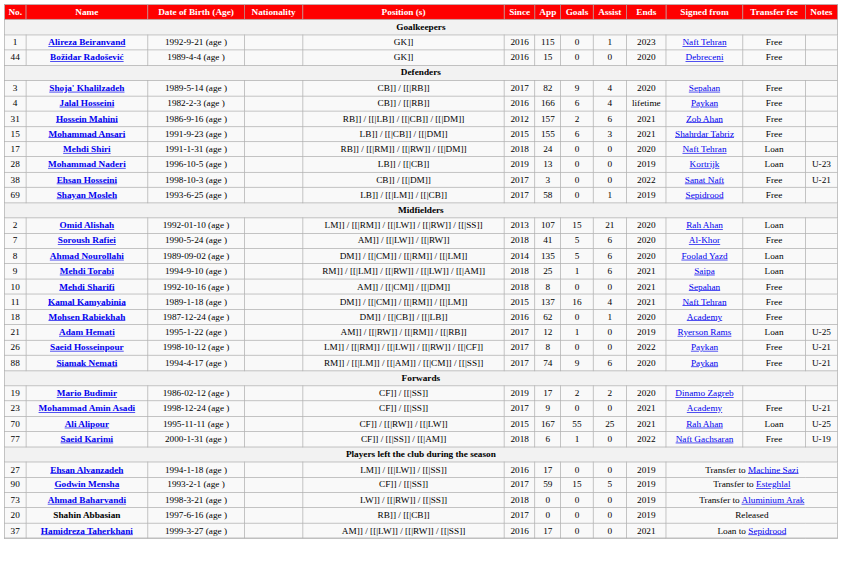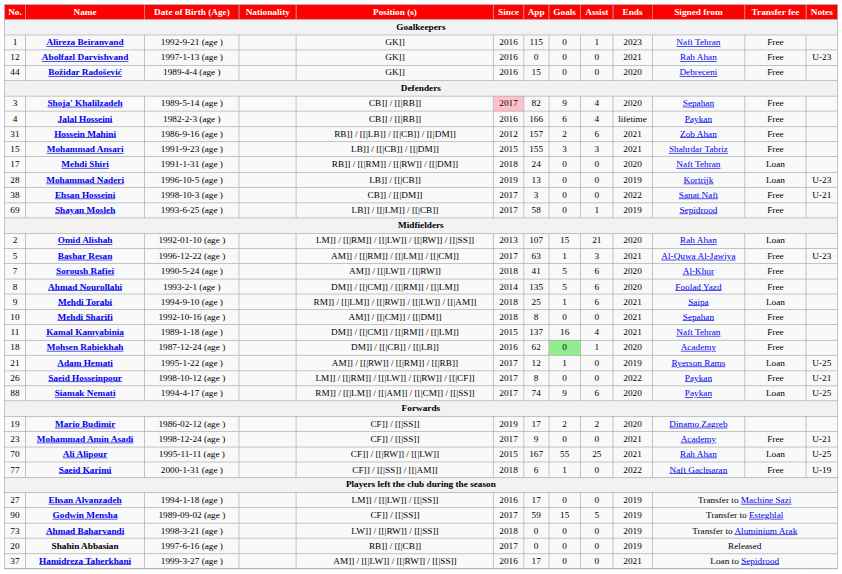+ row: (85, 57)
(520, 88) no background -> (509, 103) pink background
(577, 133) 6 -> (565, 149) 3
+ row: (85, 255)
(196, 255) 1989-09-02 (age ) -> (192, 286) 1993-2-1 (age )
(774, 255) Loan -> (775, 286) Free
(577, 316) no background -> (565, 347) lightgreen background
(774, 362) Free -> (775, 393) Loan
(821, 362) U-21 -> (822, 393) U-25
(196, 484) 1993-2-1 (age ) -> (192, 515) 1989-09-02 (age )
